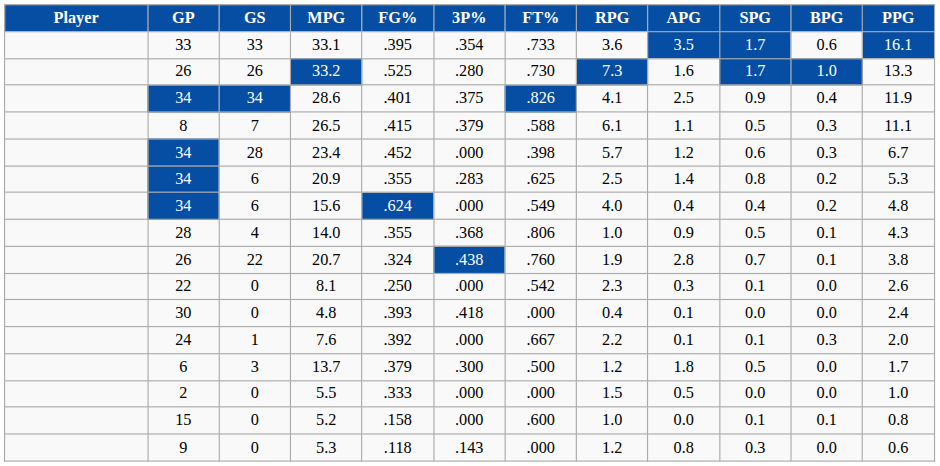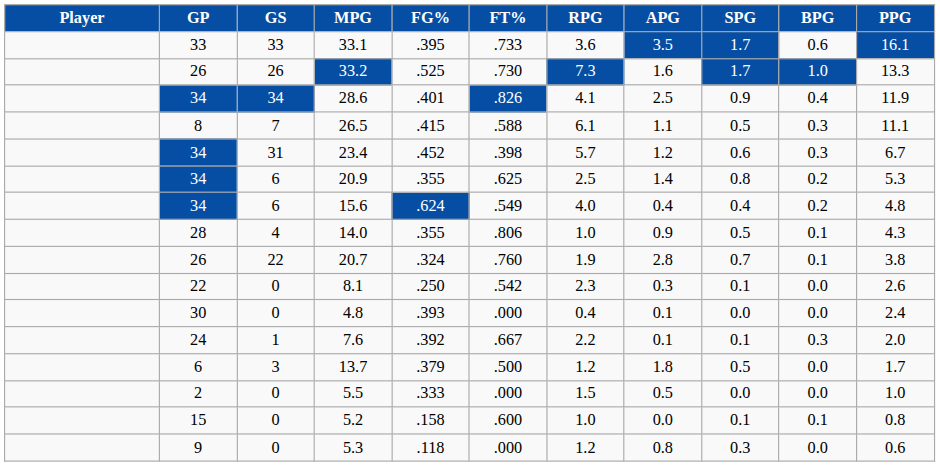- column: (469, 18)
(255, 152) 28 -> (276, 152) 31
